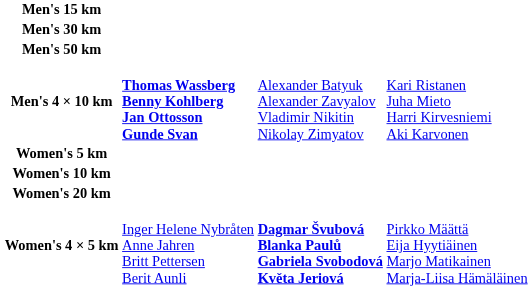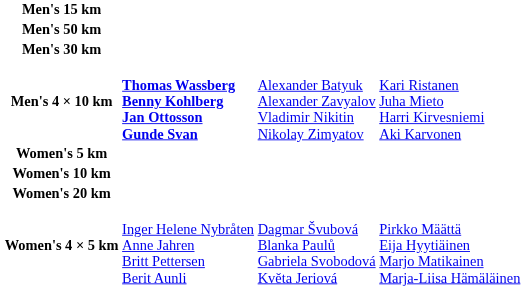rows swapped: (62, 29) <-> (62, 49)
(320, 253) bold -> (317, 253) normal
